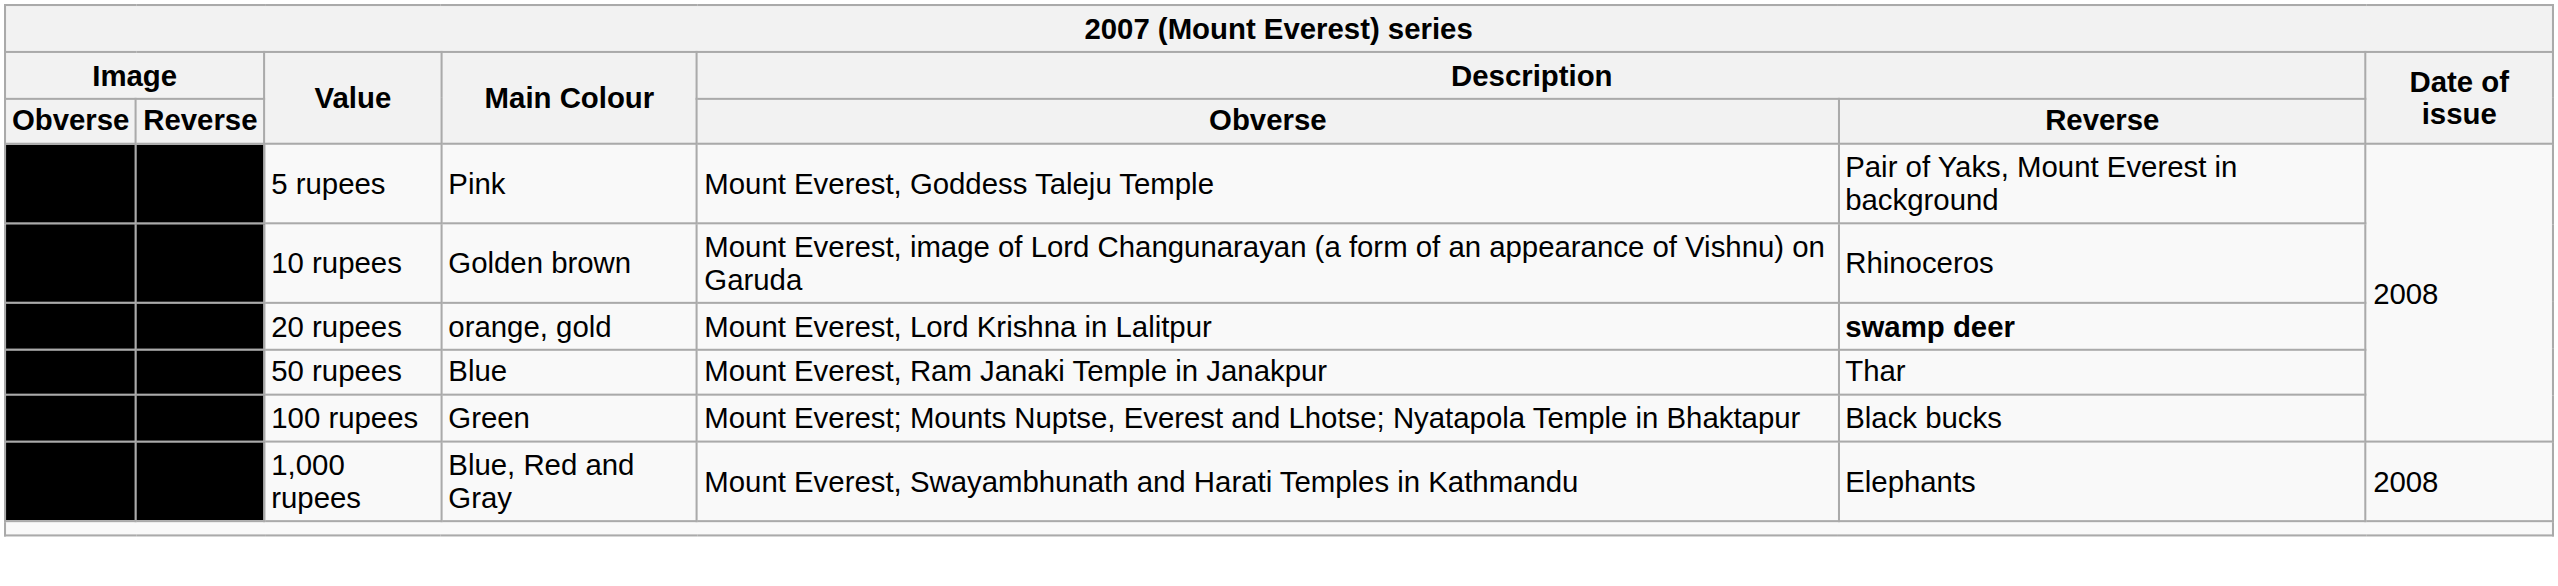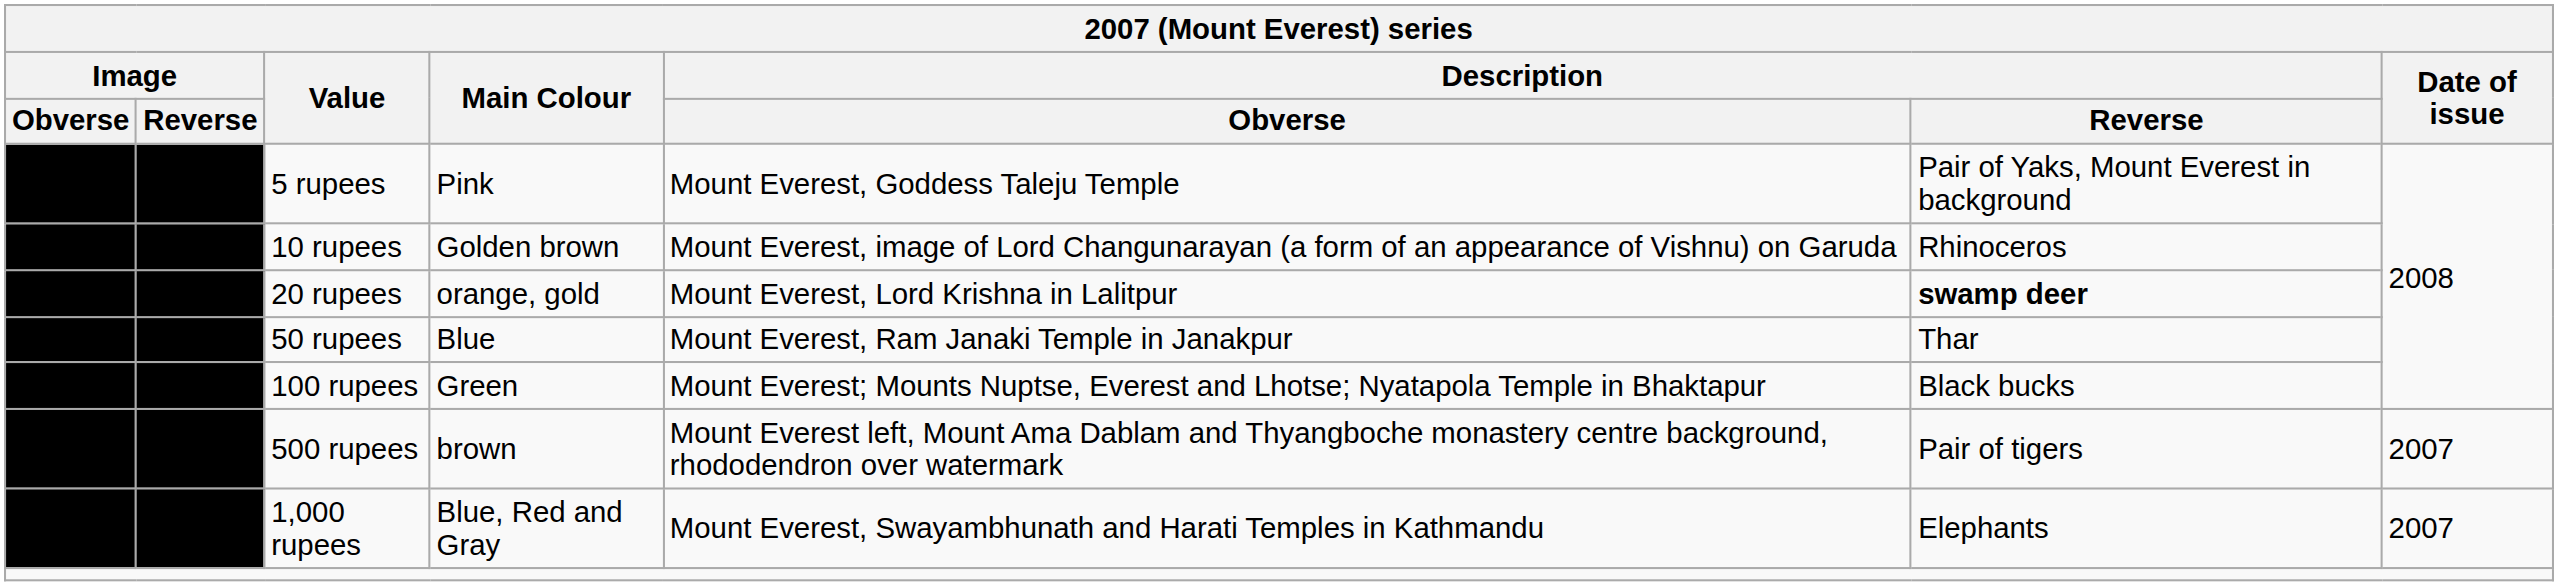+ row: (345, 449)
(2406, 481) 2008 -> (2421, 528) 2007
